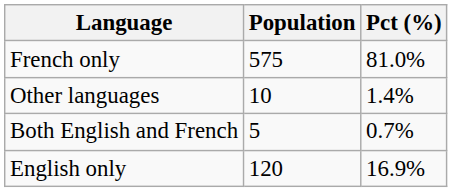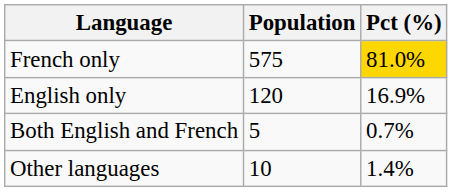(396, 58) no background -> (396, 58) gold background
rows swapped: (68, 167) <-> (85, 95)
